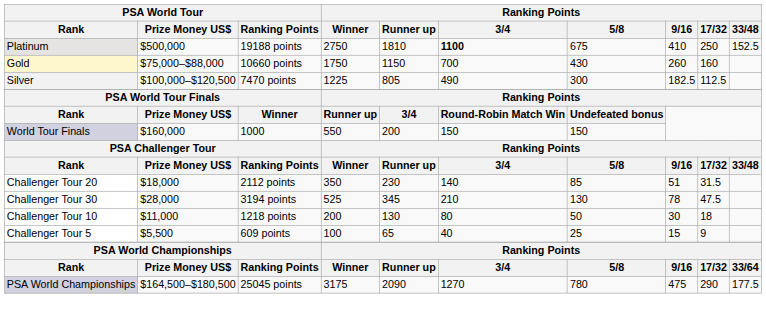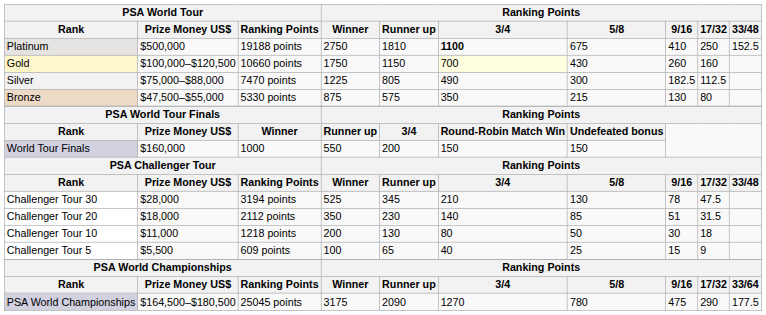(182, 64) $75,000–$88,000 -> (188, 64) $100,000–$120,500
(450, 64) no background -> (450, 64) lightyellow background
(188, 81) $100,000–$120,500 -> (182, 81) $75,000–$88,000
+ row: (24, 98)
rows swapped: (52, 200) <-> (52, 183)
